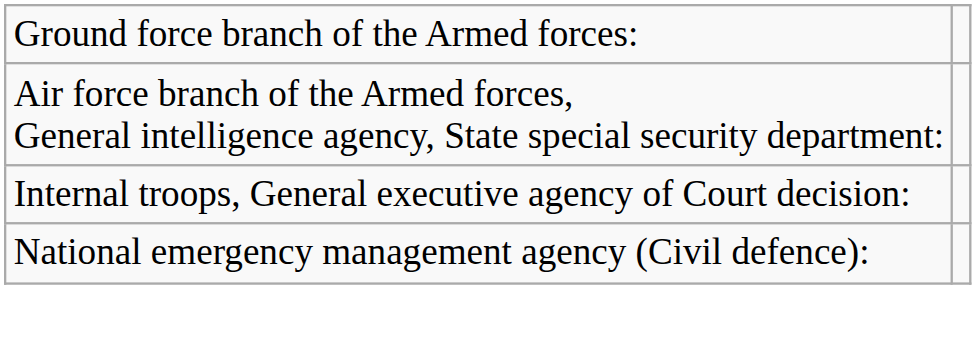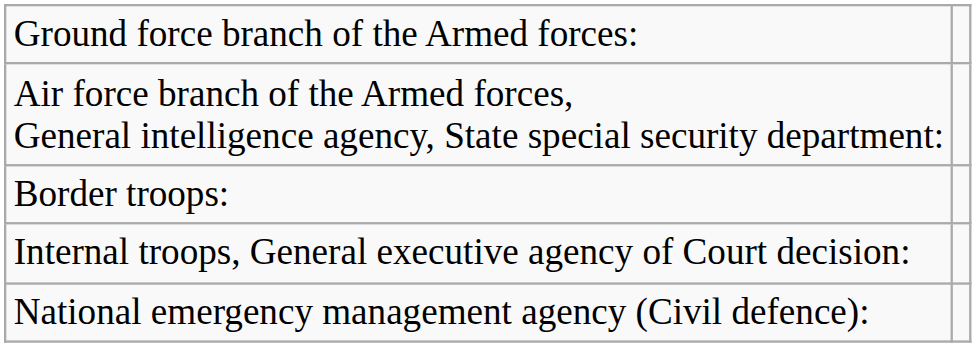+ row: (121, 193)
